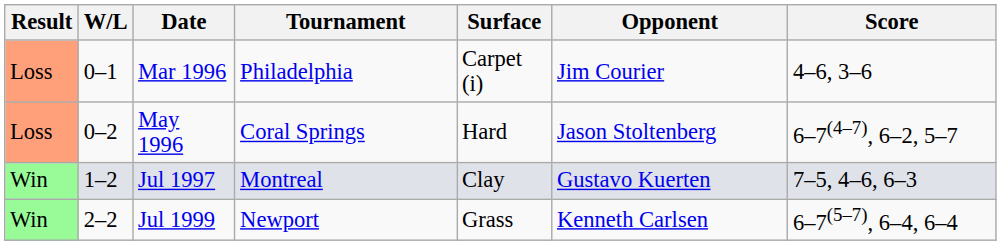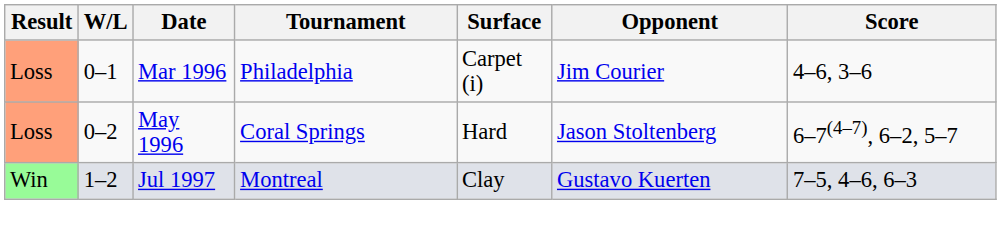- row: (177, 219)
